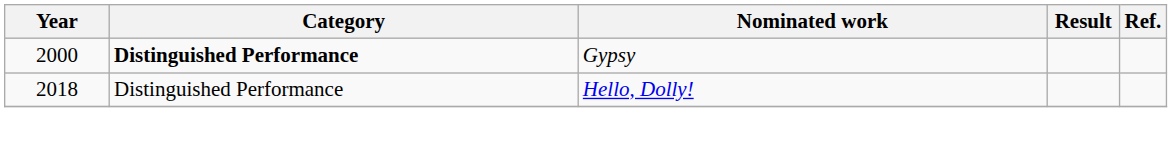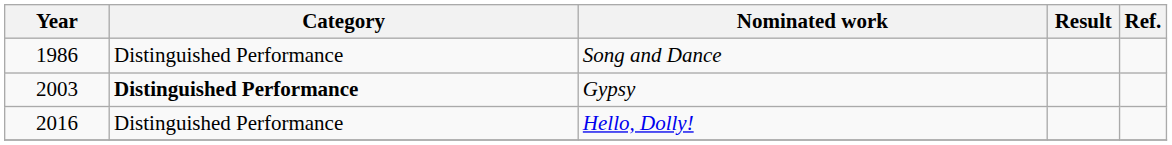+ row: (652, 54)
(57, 54) 2000 -> (57, 88) 2003
(57, 88) 2018 -> (57, 122) 2016
